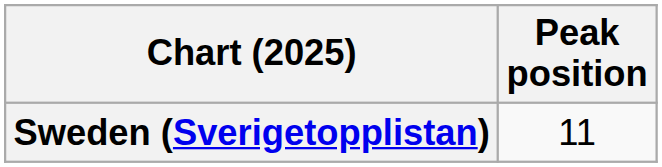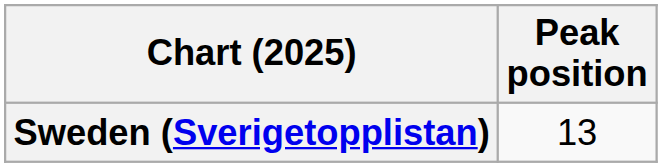(577, 131) 11 -> (577, 131) 13
